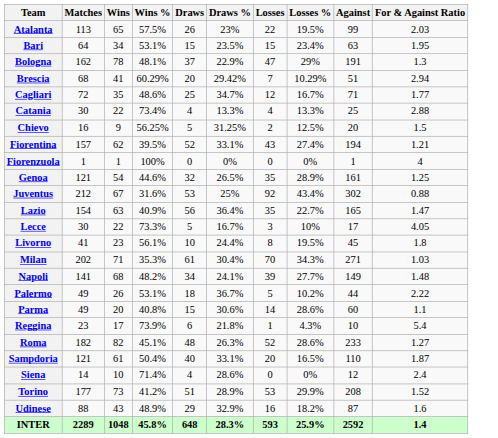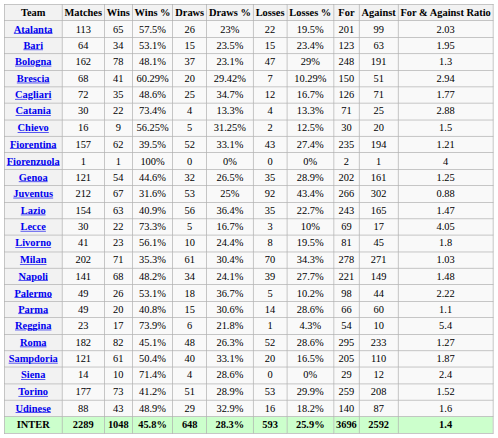+ column: (346, 12)
(230, 62) 22.9% -> (230, 62) 23.1%
